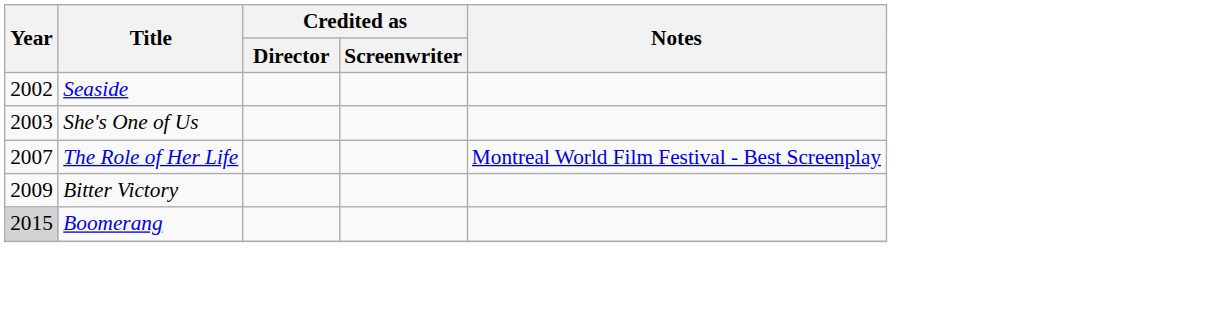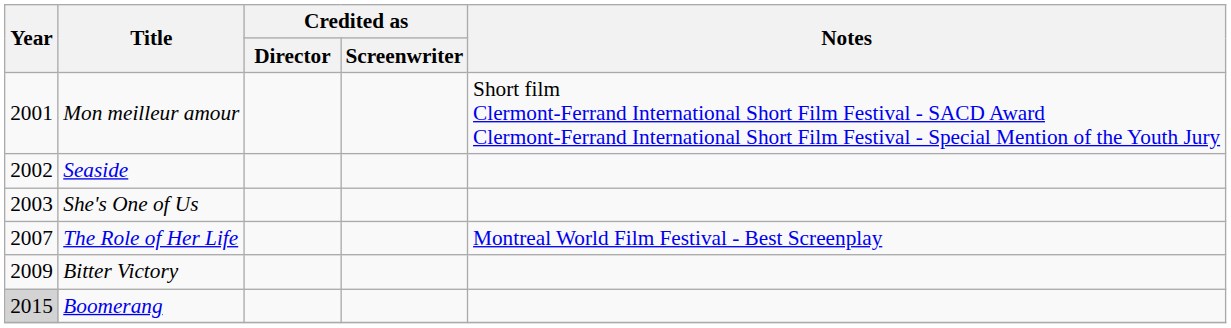+ row: (151, 112)
